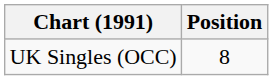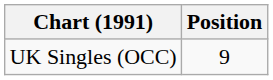(224, 56) 8 -> (224, 56) 9
